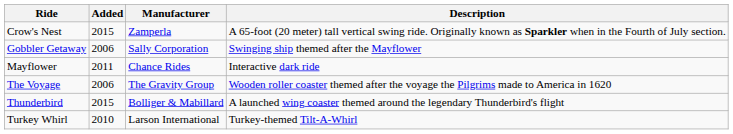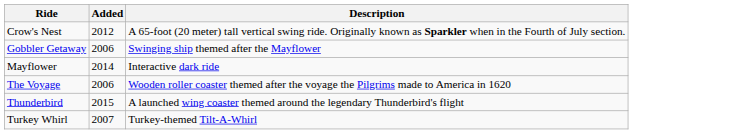- column: (176, 13)
(103, 31) 2015 -> (103, 31) 2012
(102, 66) 2011 -> (103, 66) 2014
(103, 119) 2010 -> (103, 119) 2007
